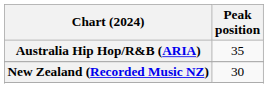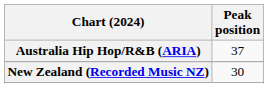(238, 51) 35 -> (238, 51) 37
